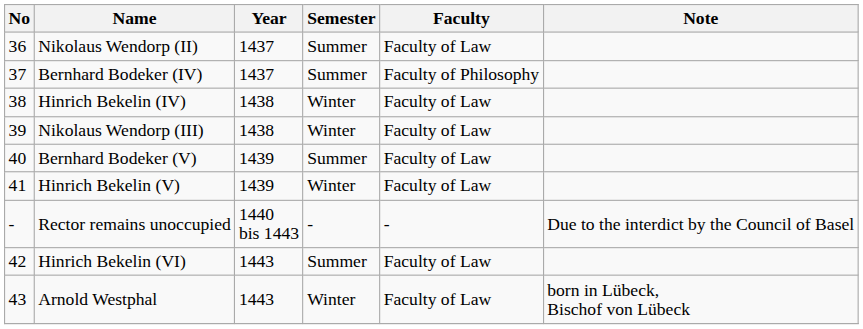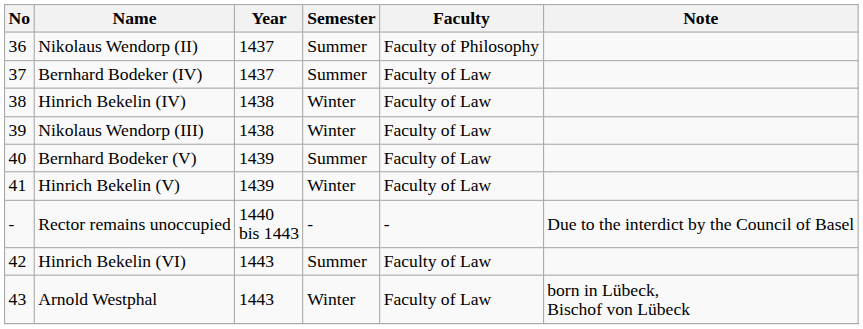(437, 46) Faculty of Law -> (461, 46) Faculty of Philosophy
(461, 74) Faculty of Philosophy -> (437, 74) Faculty of Law
